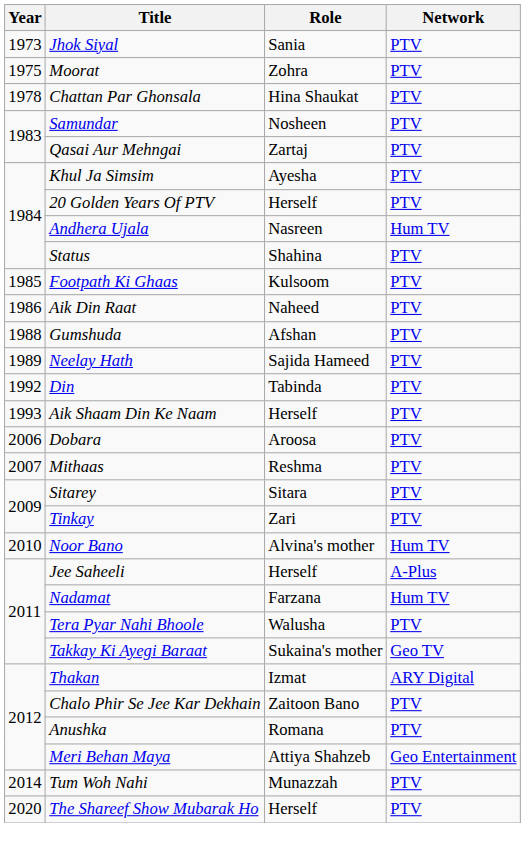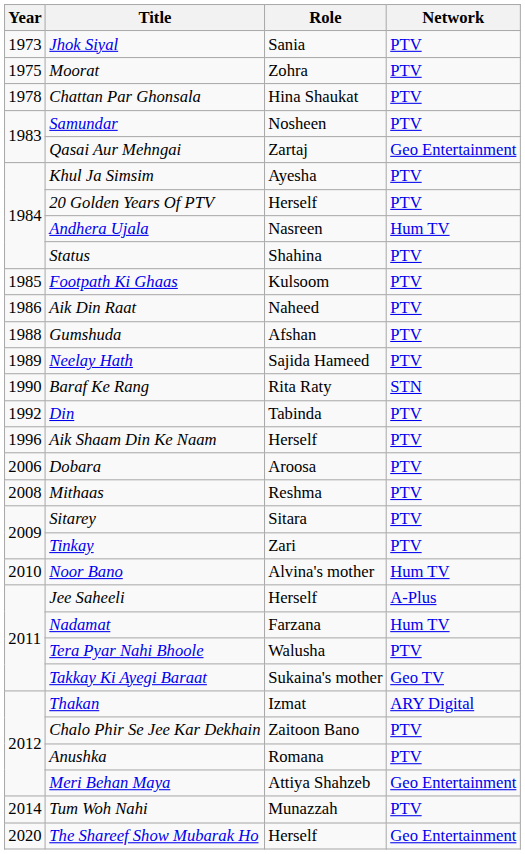(406, 149) PTV -> (453, 149) Geo Entertainment
+ row: (99, 387)
(25, 413) 1993 -> (25, 439) 1996
(25, 466) 2007 -> (25, 492) 2008
(406, 809) PTV -> (453, 835) Geo Entertainment
